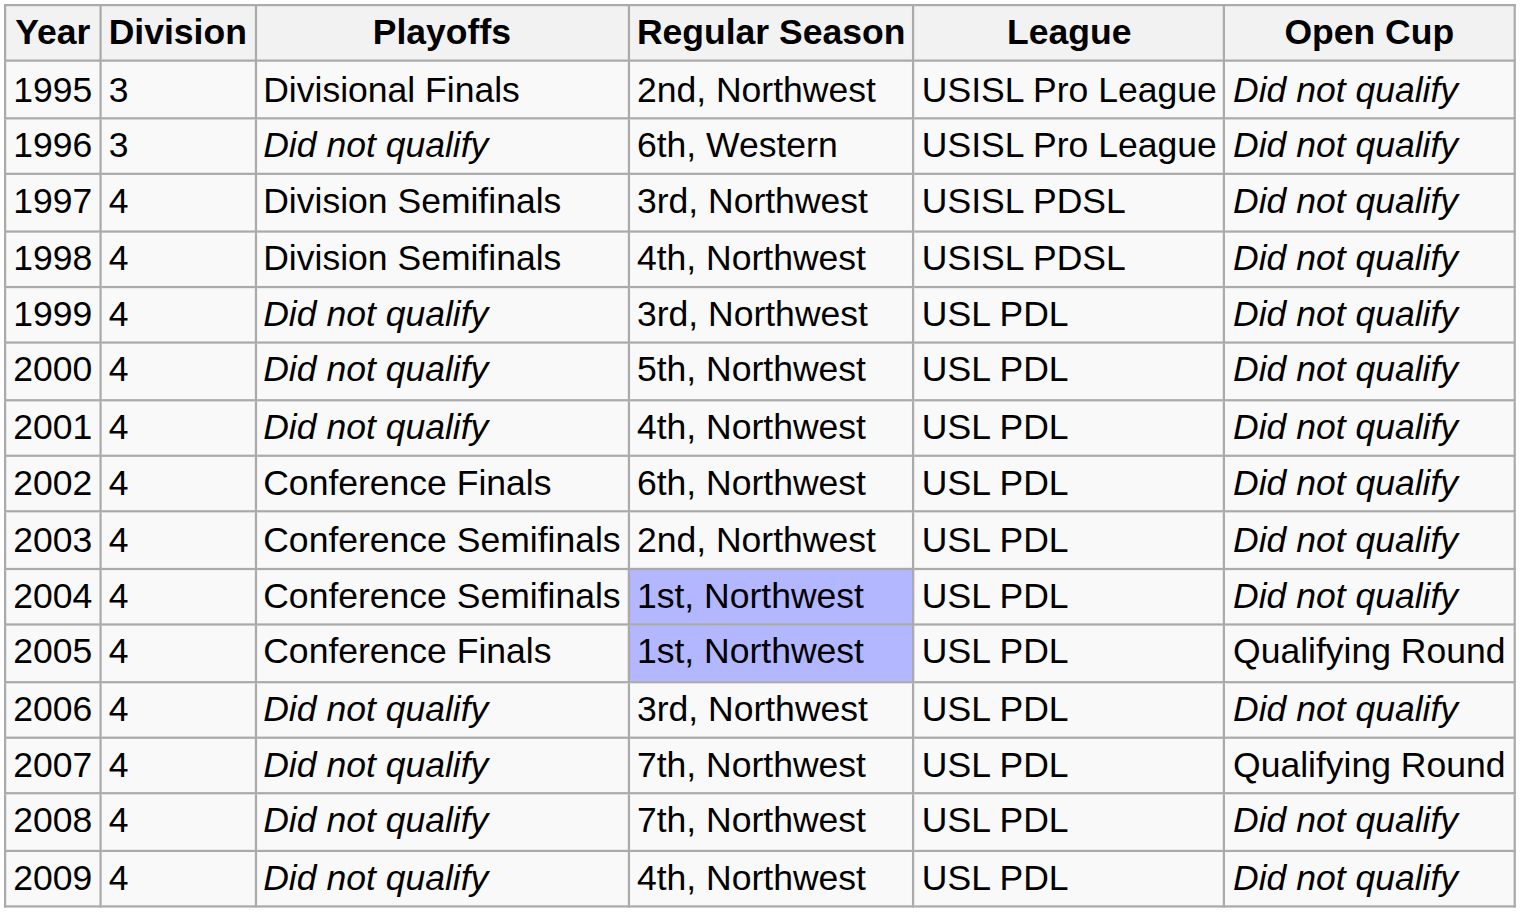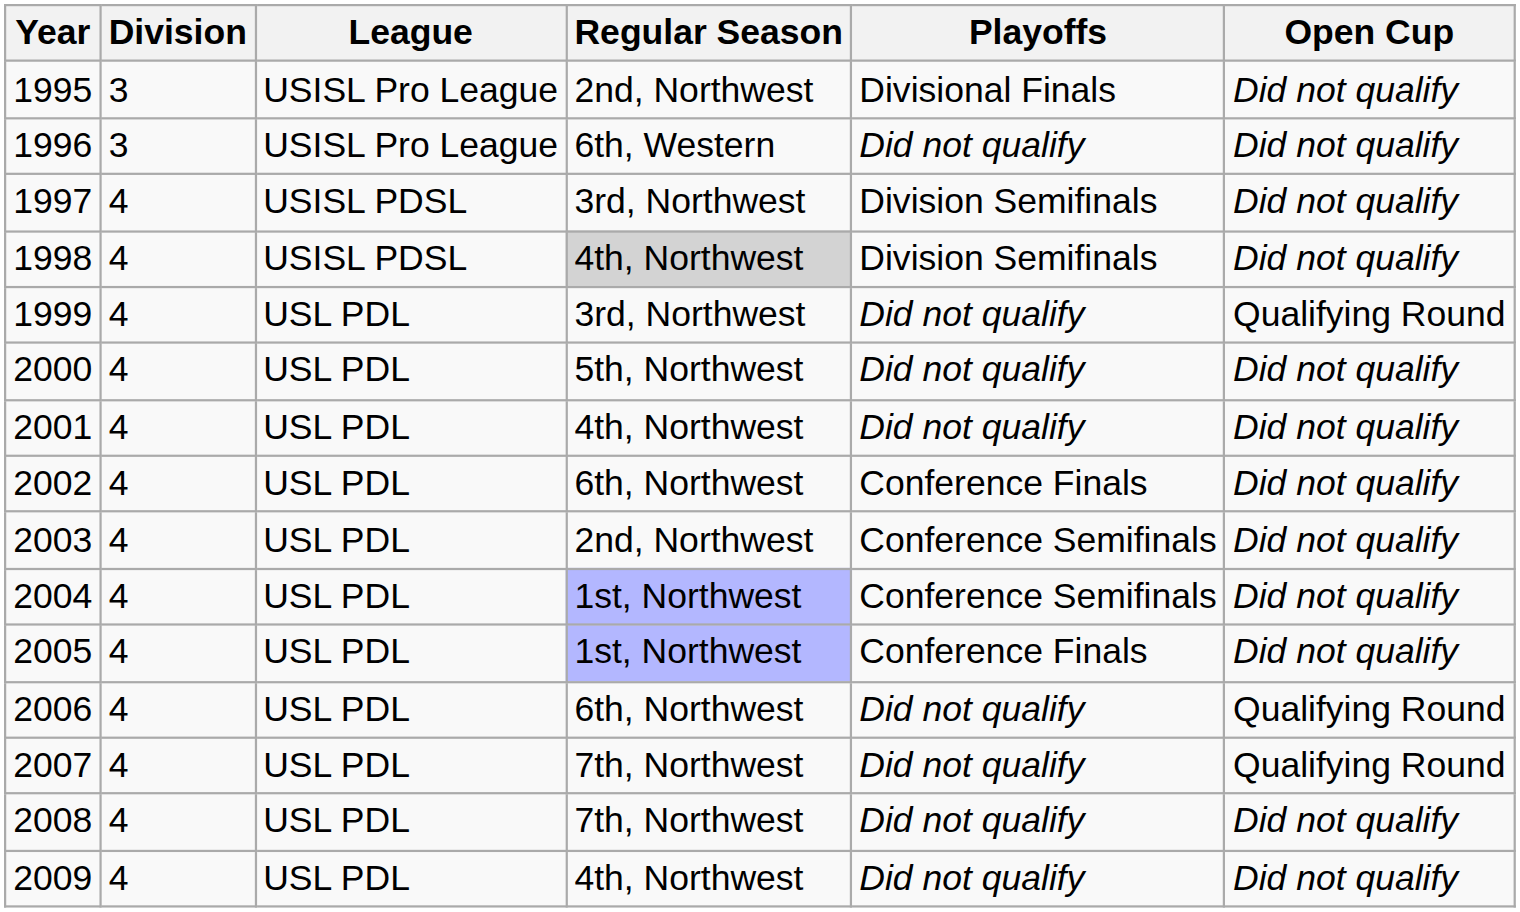columns swapped: (1069, 32) <-> (442, 32)
(751, 257) no background -> (689, 257) lightgrey background
(1346, 314) Did not qualify -> (1369, 314) Qualifying Round
(1369, 652) Qualifying Round -> (1346, 652) Did not qualify
(752, 708) 3rd, Northwest -> (689, 708) 6th, Northwest
(1346, 708) Did not qualify -> (1369, 708) Qualifying Round
